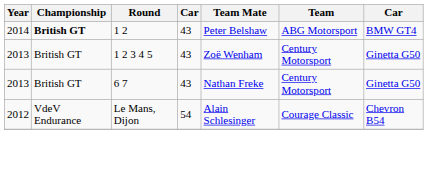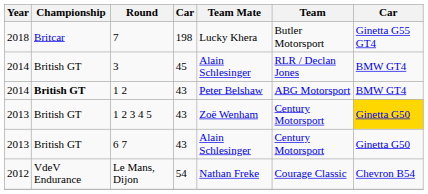+ row: (116, 36)
+ row: (116, 66)
(393, 54) no background -> (383, 114) gold background
(234, 84) Nathan Freke -> (225, 144) Alain Schlesinger
(229, 114) Alain Schlesinger -> (229, 174) Nathan Freke
